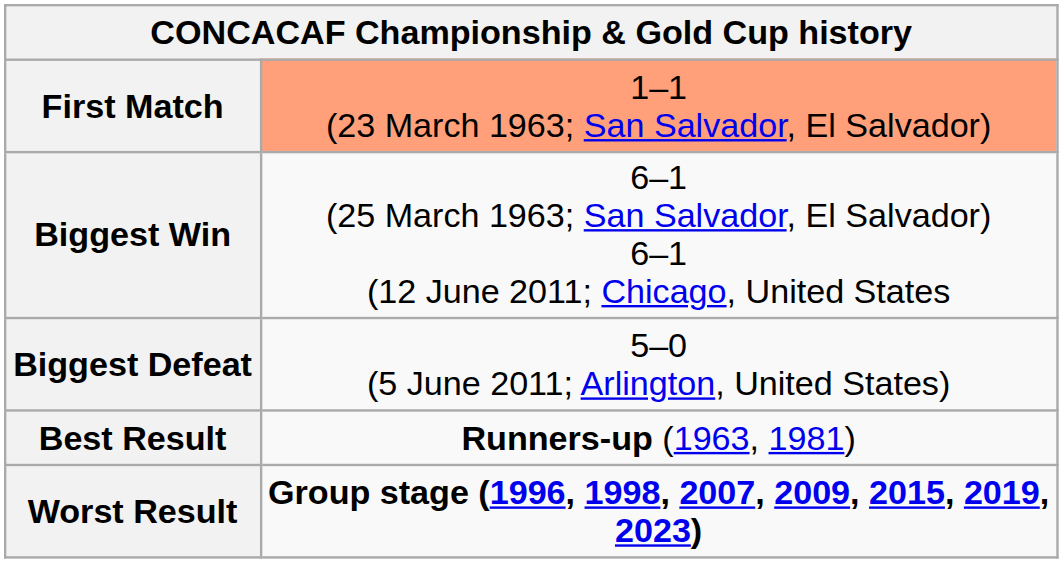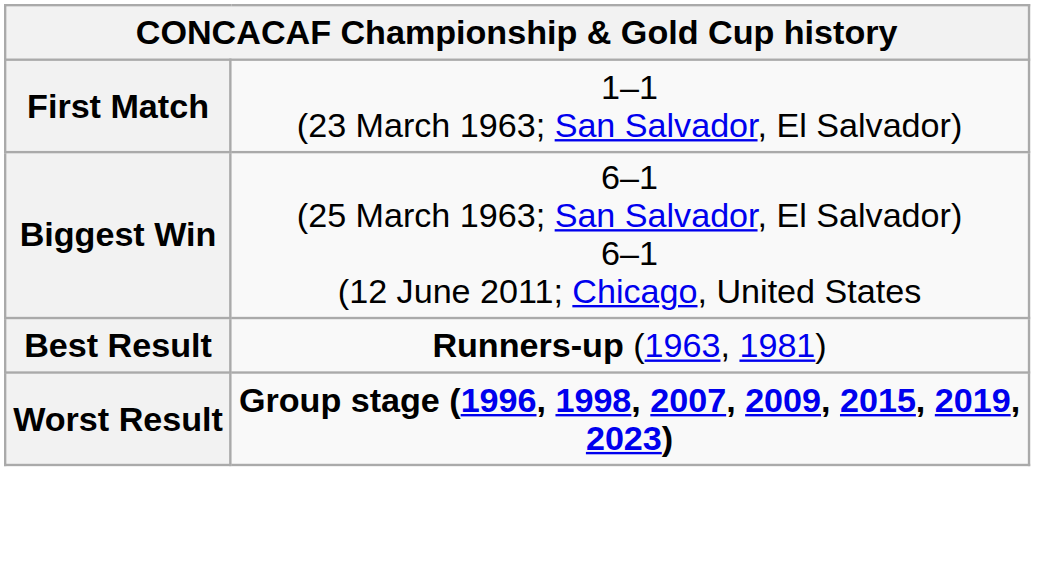(659, 105) lightsalmon background -> (630, 105) no background
- row: (133, 365)
